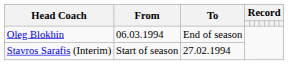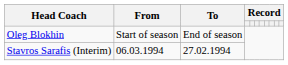(140, 34) 06.03.1994 -> (147, 34) Start of season
(147, 51) Start of season -> (140, 51) 06.03.1994
